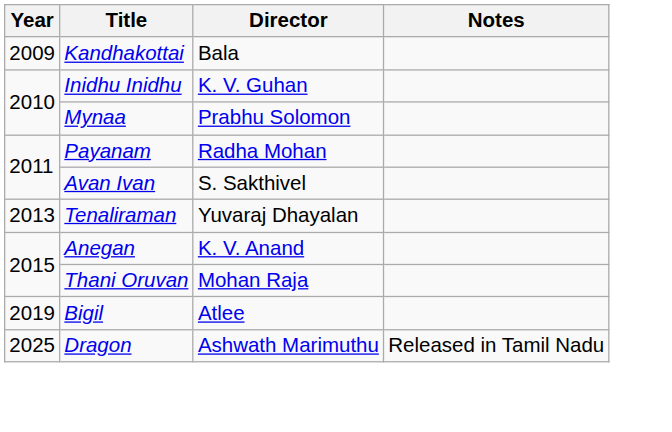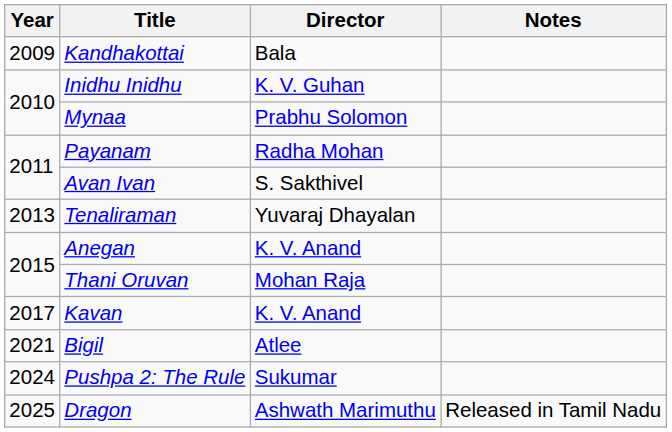+ row: (93, 313)
(32, 313) 2019 -> (32, 345) 2021
+ row: (155, 378)
